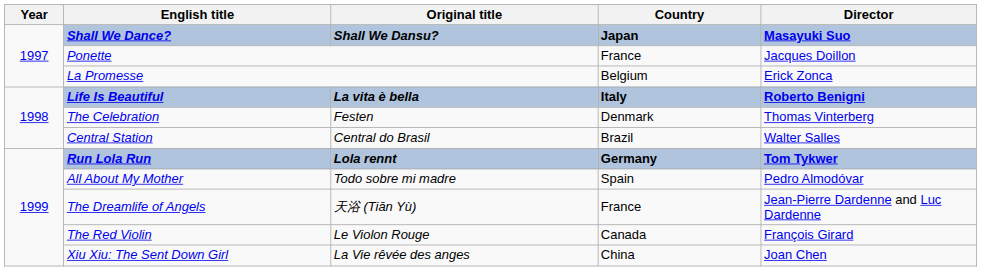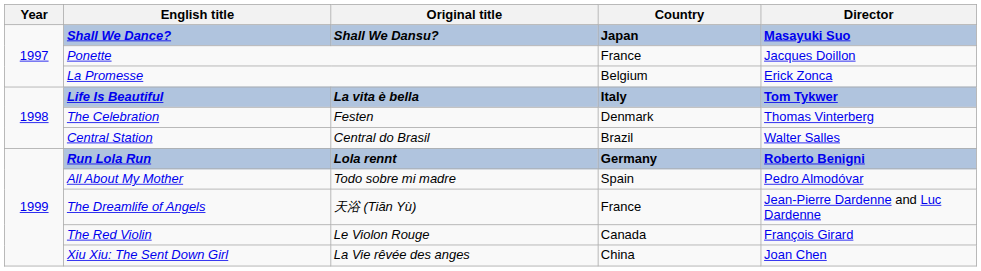(814, 96) Roberto Benigni -> (801, 96) Tom Tykwer
(801, 158) Tom Tykwer -> (814, 158) Roberto Benigni
